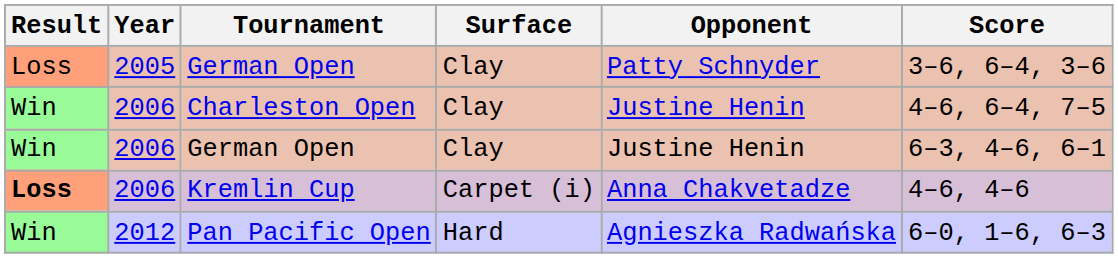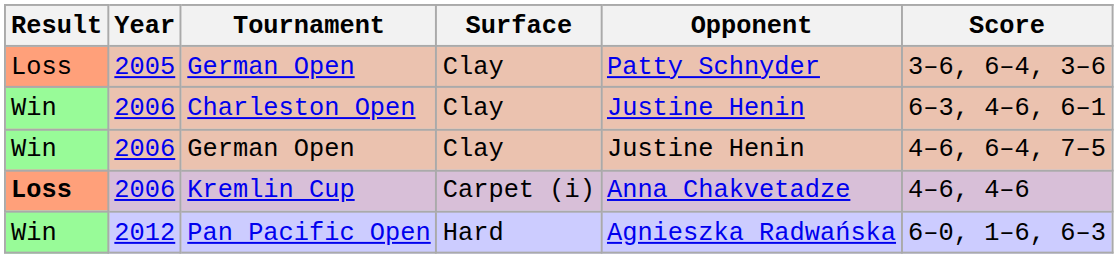(1007, 108) 4–6, 6–4, 7–5 -> (1007, 108) 6–3, 4–6, 6–1
(1007, 150) 6–3, 4–6, 6–1 -> (1007, 150) 4–6, 6–4, 7–5
